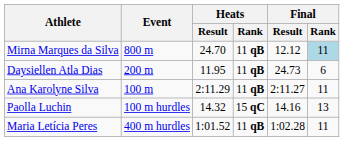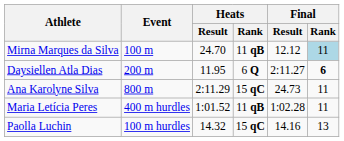(139, 51) 800 m -> (139, 51) 100 m
(250, 70) 11 qB -> (250, 70) 6 Q
(288, 70) 24.73 -> (288, 70) 2:11.27
(323, 70) normal -> (323, 70) bold
(139, 89) 100 m -> (139, 89) 800 m
(250, 89) 11 qB -> (250, 89) 15 qC
(288, 89) 2:11.27 -> (288, 89) 24.73
rows swapped: (39, 108) <-> (52, 127)
